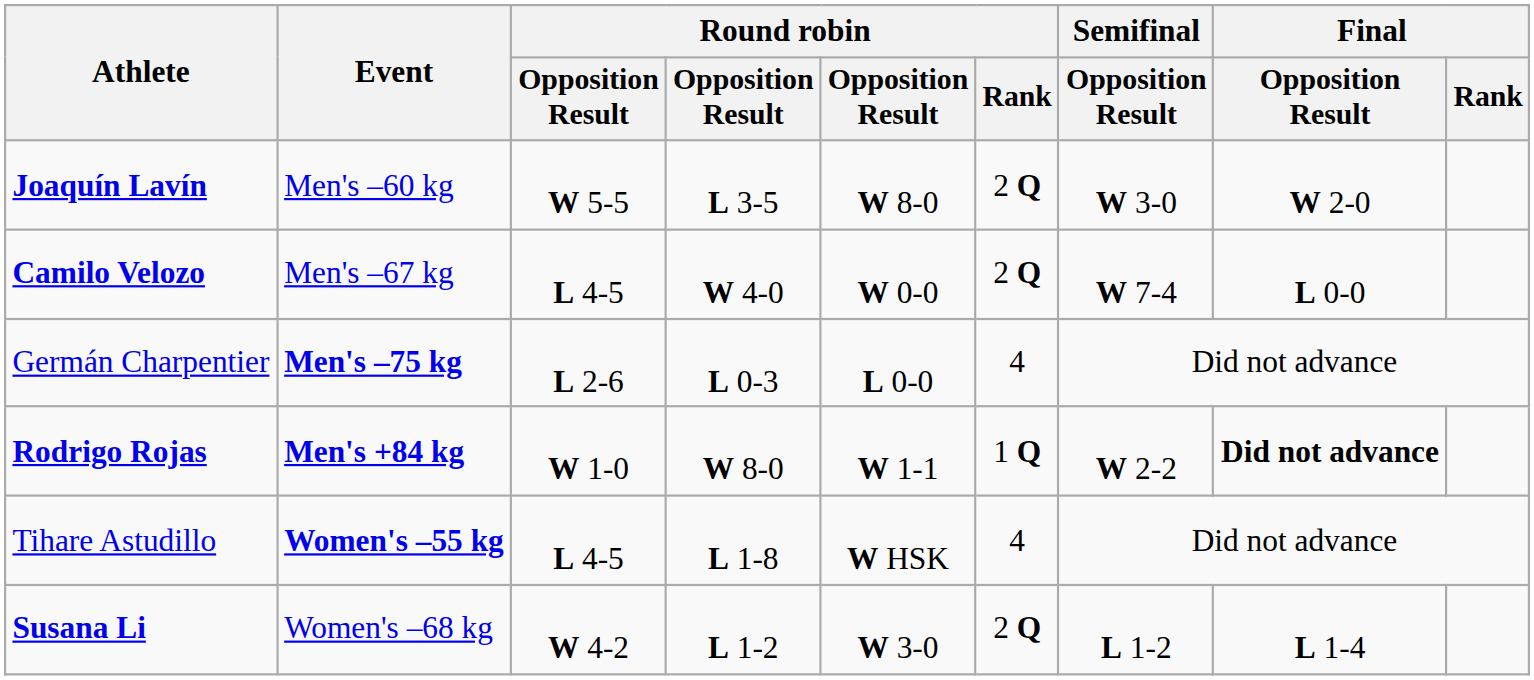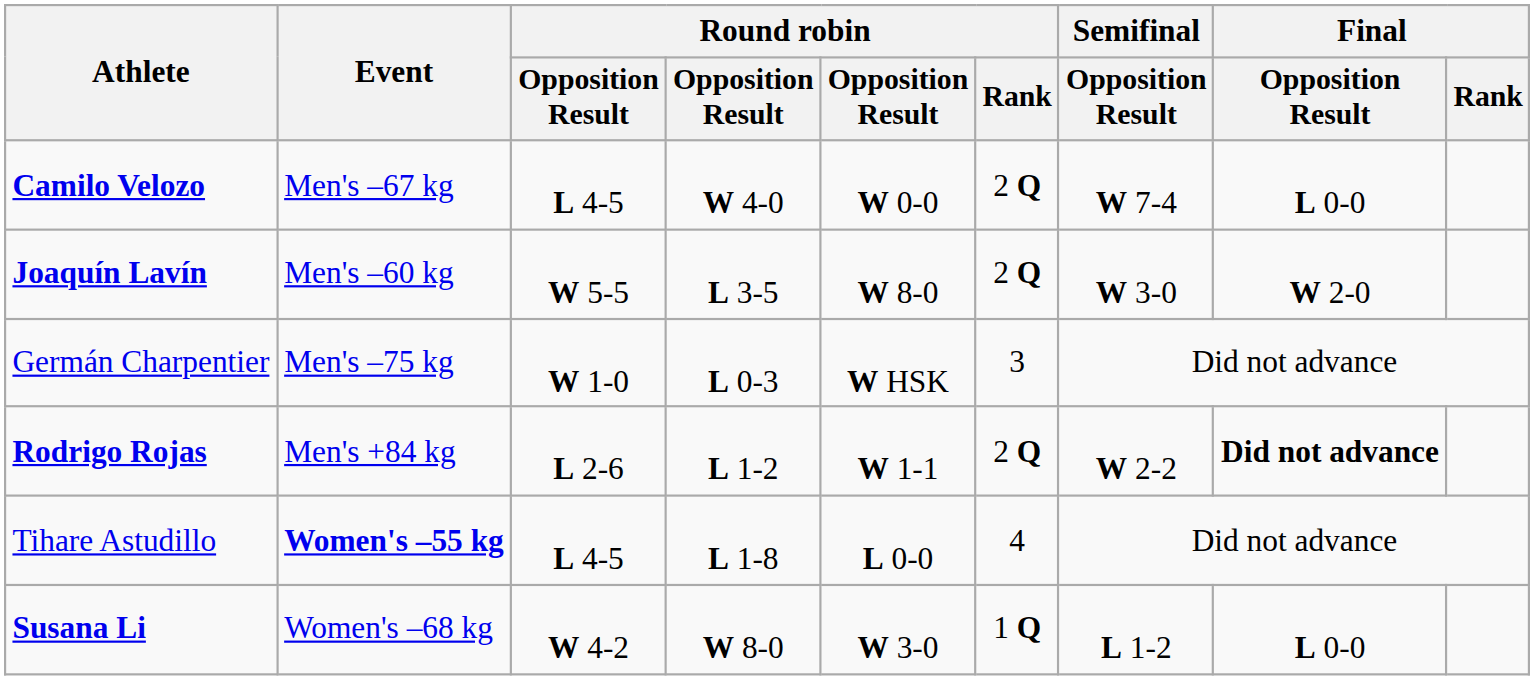rows swapped: (110, 184) <-> (109, 273)
(373, 362) bold -> (369, 362) normal
(588, 381) L 2-6 -> (588, 381) W 1-0
(898, 381) L 0-0 -> (898, 381) W HSK
(1017, 362) 4 -> (1017, 362) 3
(374, 451) bold -> (370, 451) normal
(588, 469) W 1-0 -> (588, 469) L 2-6
(743, 469) W 8-0 -> (743, 469) L 1-2
(1017, 451) 1 Q -> (1017, 451) 2 Q
(898, 558) W HSK -> (898, 558) L 0-0
(743, 647) L 1-2 -> (743, 647) W 8-0
(1017, 629) 2 Q -> (1017, 629) 1 Q
(1330, 647) L 1-4 -> (1330, 647) L 0-0
